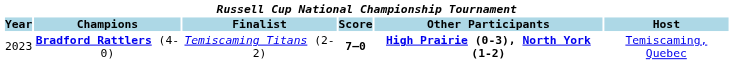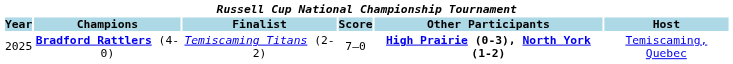(19, 47) 2023 -> (19, 47) 2025
(356, 47) bold -> (356, 47) normal
